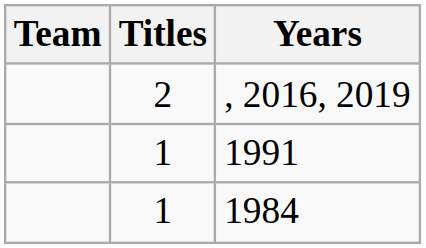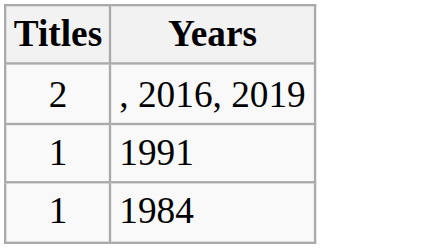- column: (58, 34)
